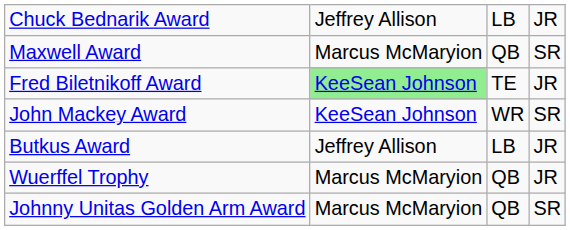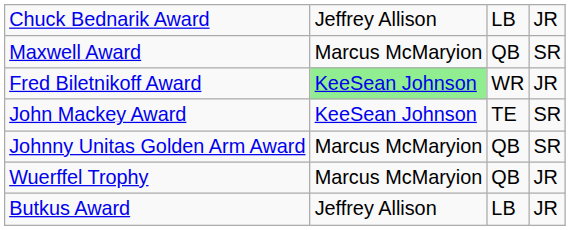(504, 83) TE -> (508, 83) WR
(508, 114) WR -> (504, 114) TE
rows swapped: (70, 146) <-> (157, 209)
